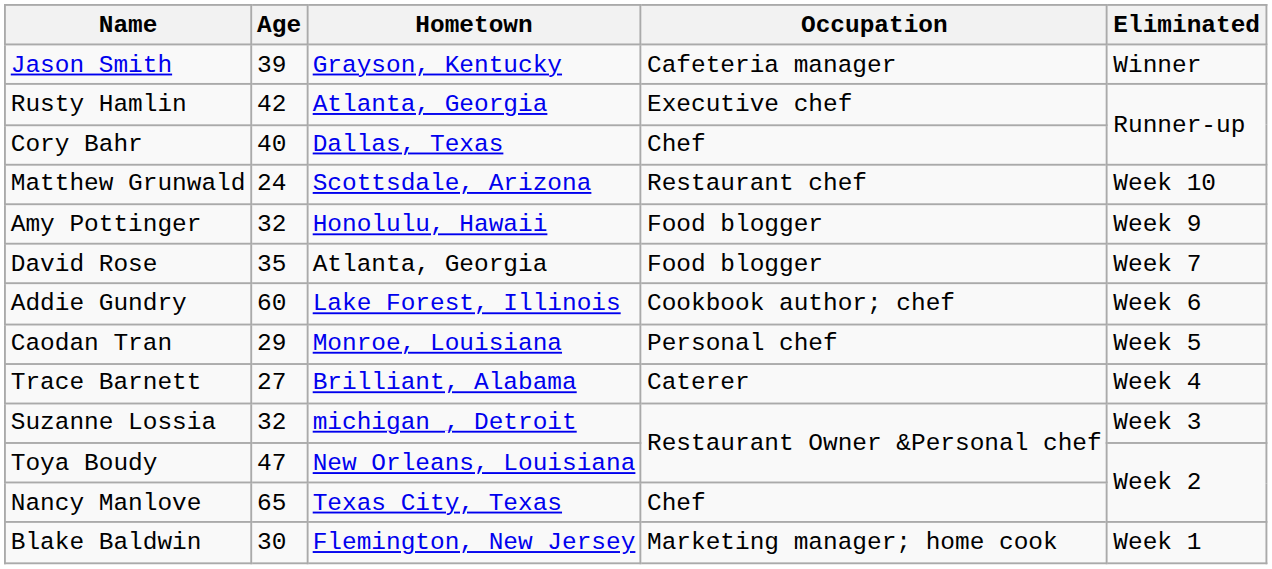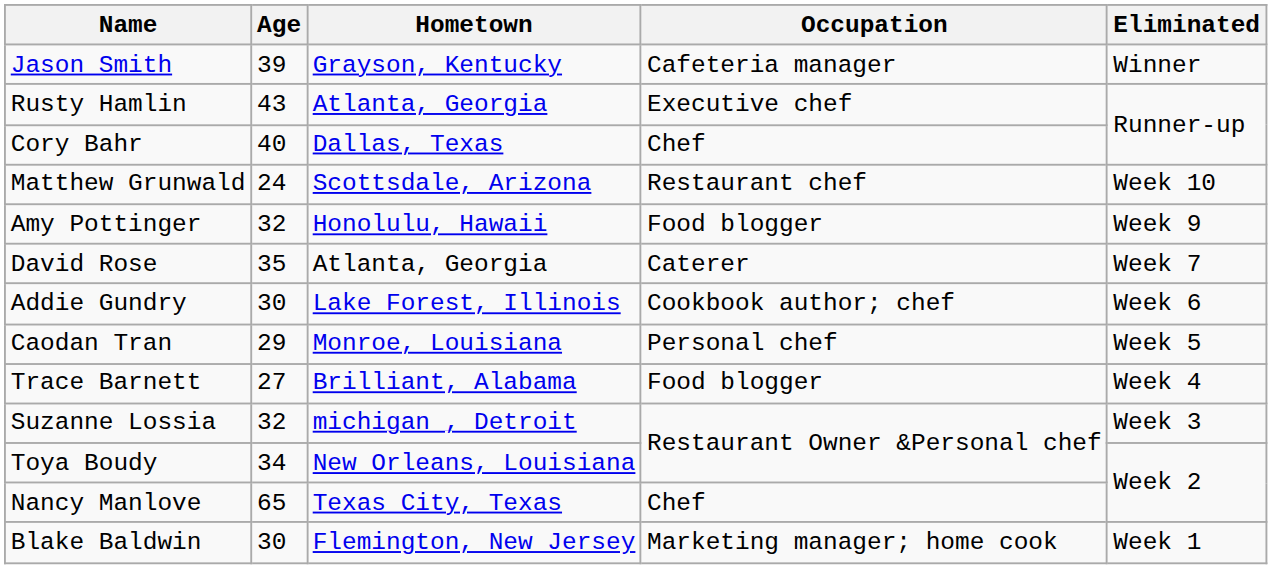(272, 105) 42 -> (272, 105) 43
(735, 264) Food blogger -> (698, 264) Caterer
(272, 304) 60 -> (272, 304) 30
(698, 383) Caterer -> (735, 383) Food blogger
(272, 463) 47 -> (272, 463) 34
